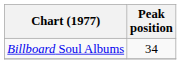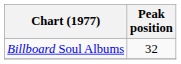(151, 48) 34 -> (151, 48) 32
